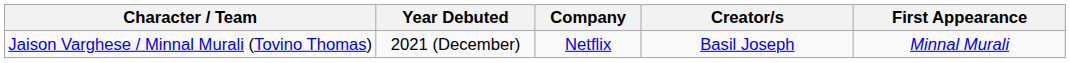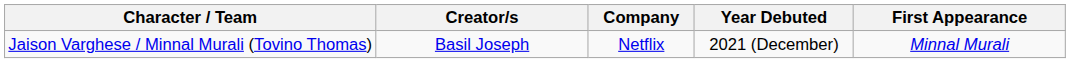columns swapped: (456, 17) <-> (747, 17)
